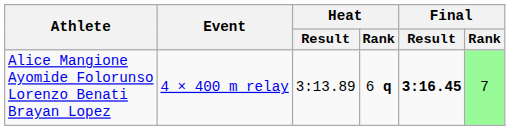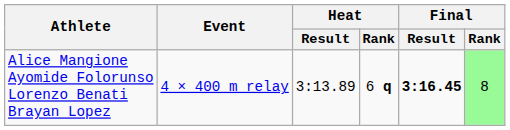(485, 87) 7 -> (485, 87) 8
